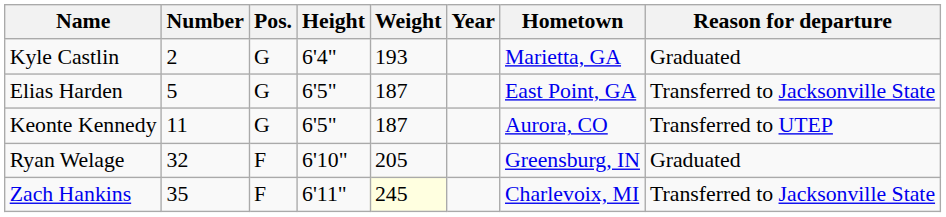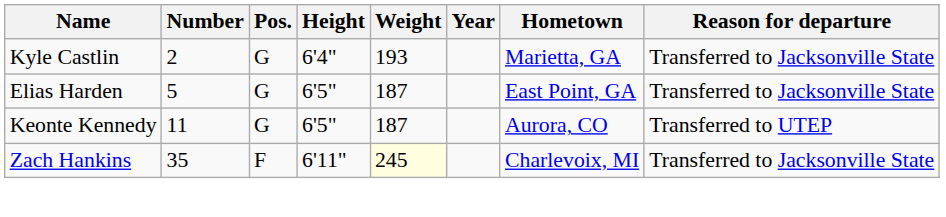(695, 56) Graduated -> (792, 56) Transferred to Jacksonville State
- row: (67, 159)
